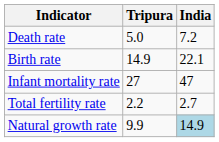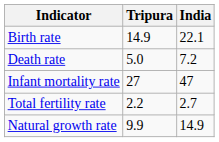rows swapped: (34, 59) <-> (36, 37)
(192, 125) lightblue background -> (192, 125) no background
